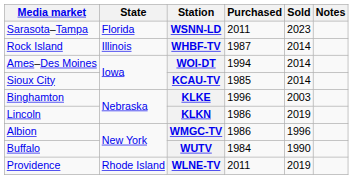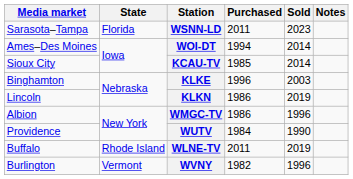- row: (196, 47)
(23, 149) Buffalo -> (34, 132) Providence
(34, 166) Providence -> (23, 149) Buffalo
+ row: (196, 166)
